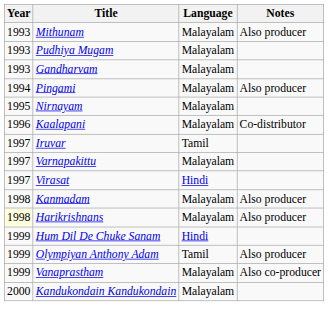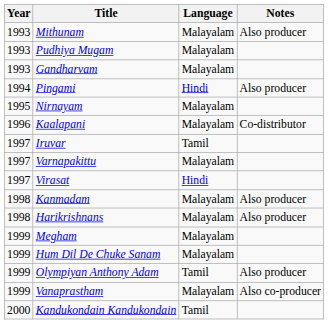(208, 87) Malayalam -> (195, 87) Hindi
(19, 217) lightyellow background -> (19, 217) no background
+ row: (56, 236)
(195, 236) Hindi -> (208, 254) Malayalam
(208, 291) Malayalam -> (195, 310) Tamil
